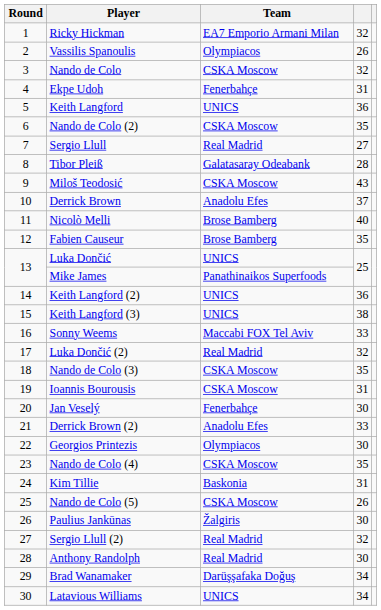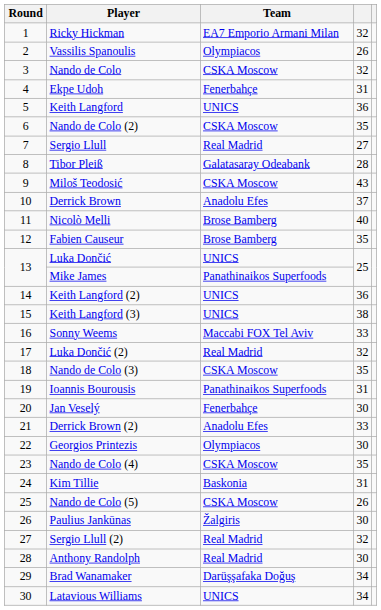(240, 389) CSKA Moscow -> (265, 389) Panathinaikos Superfoods
